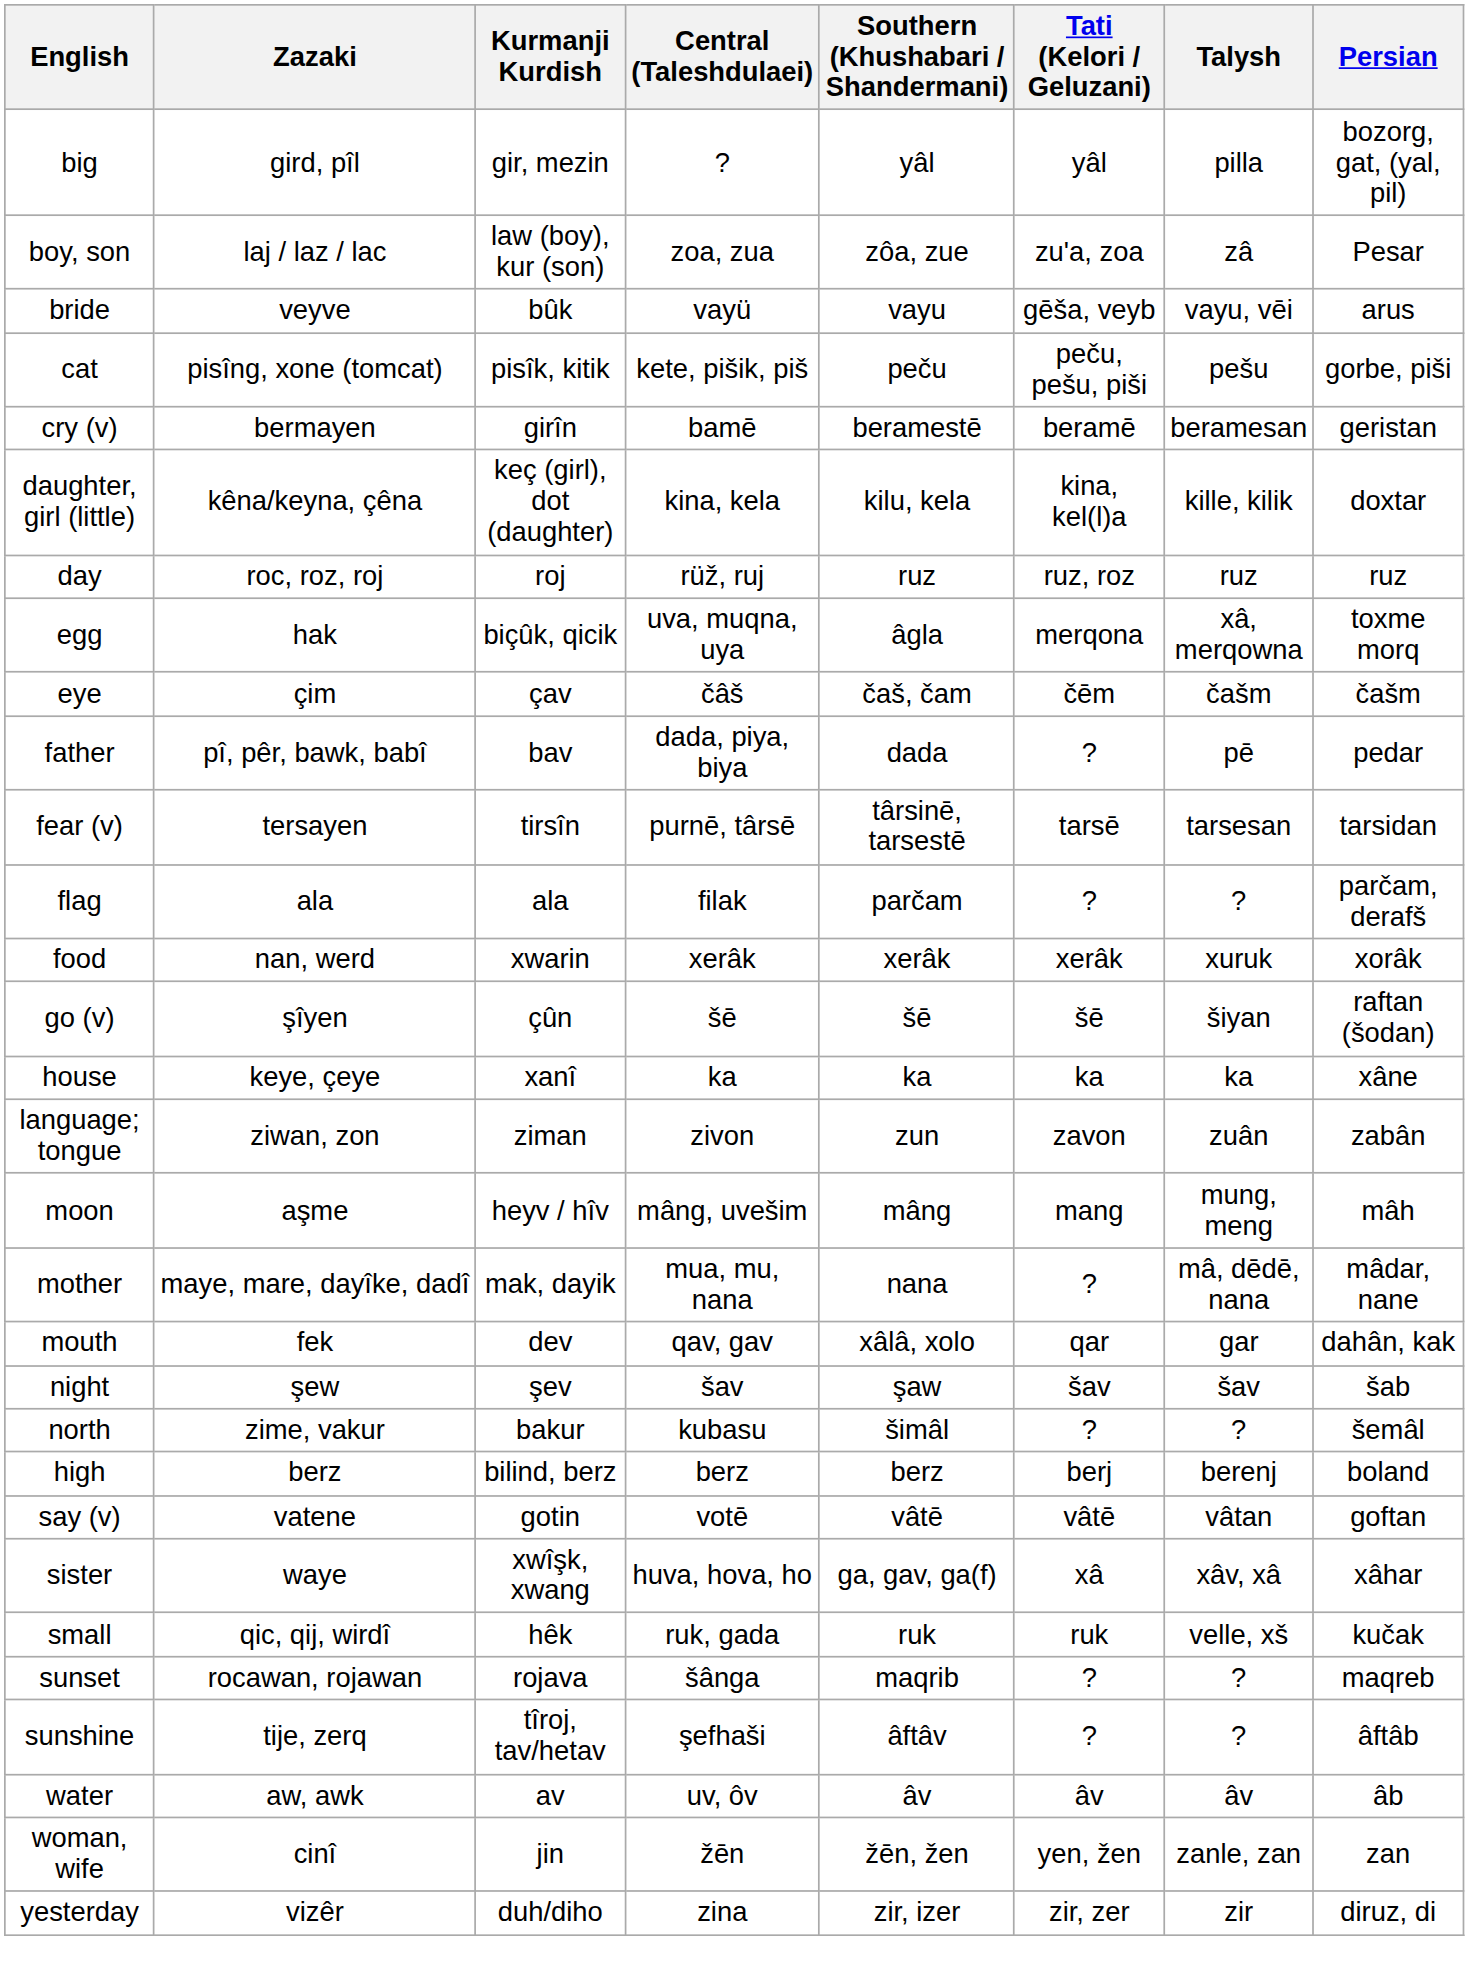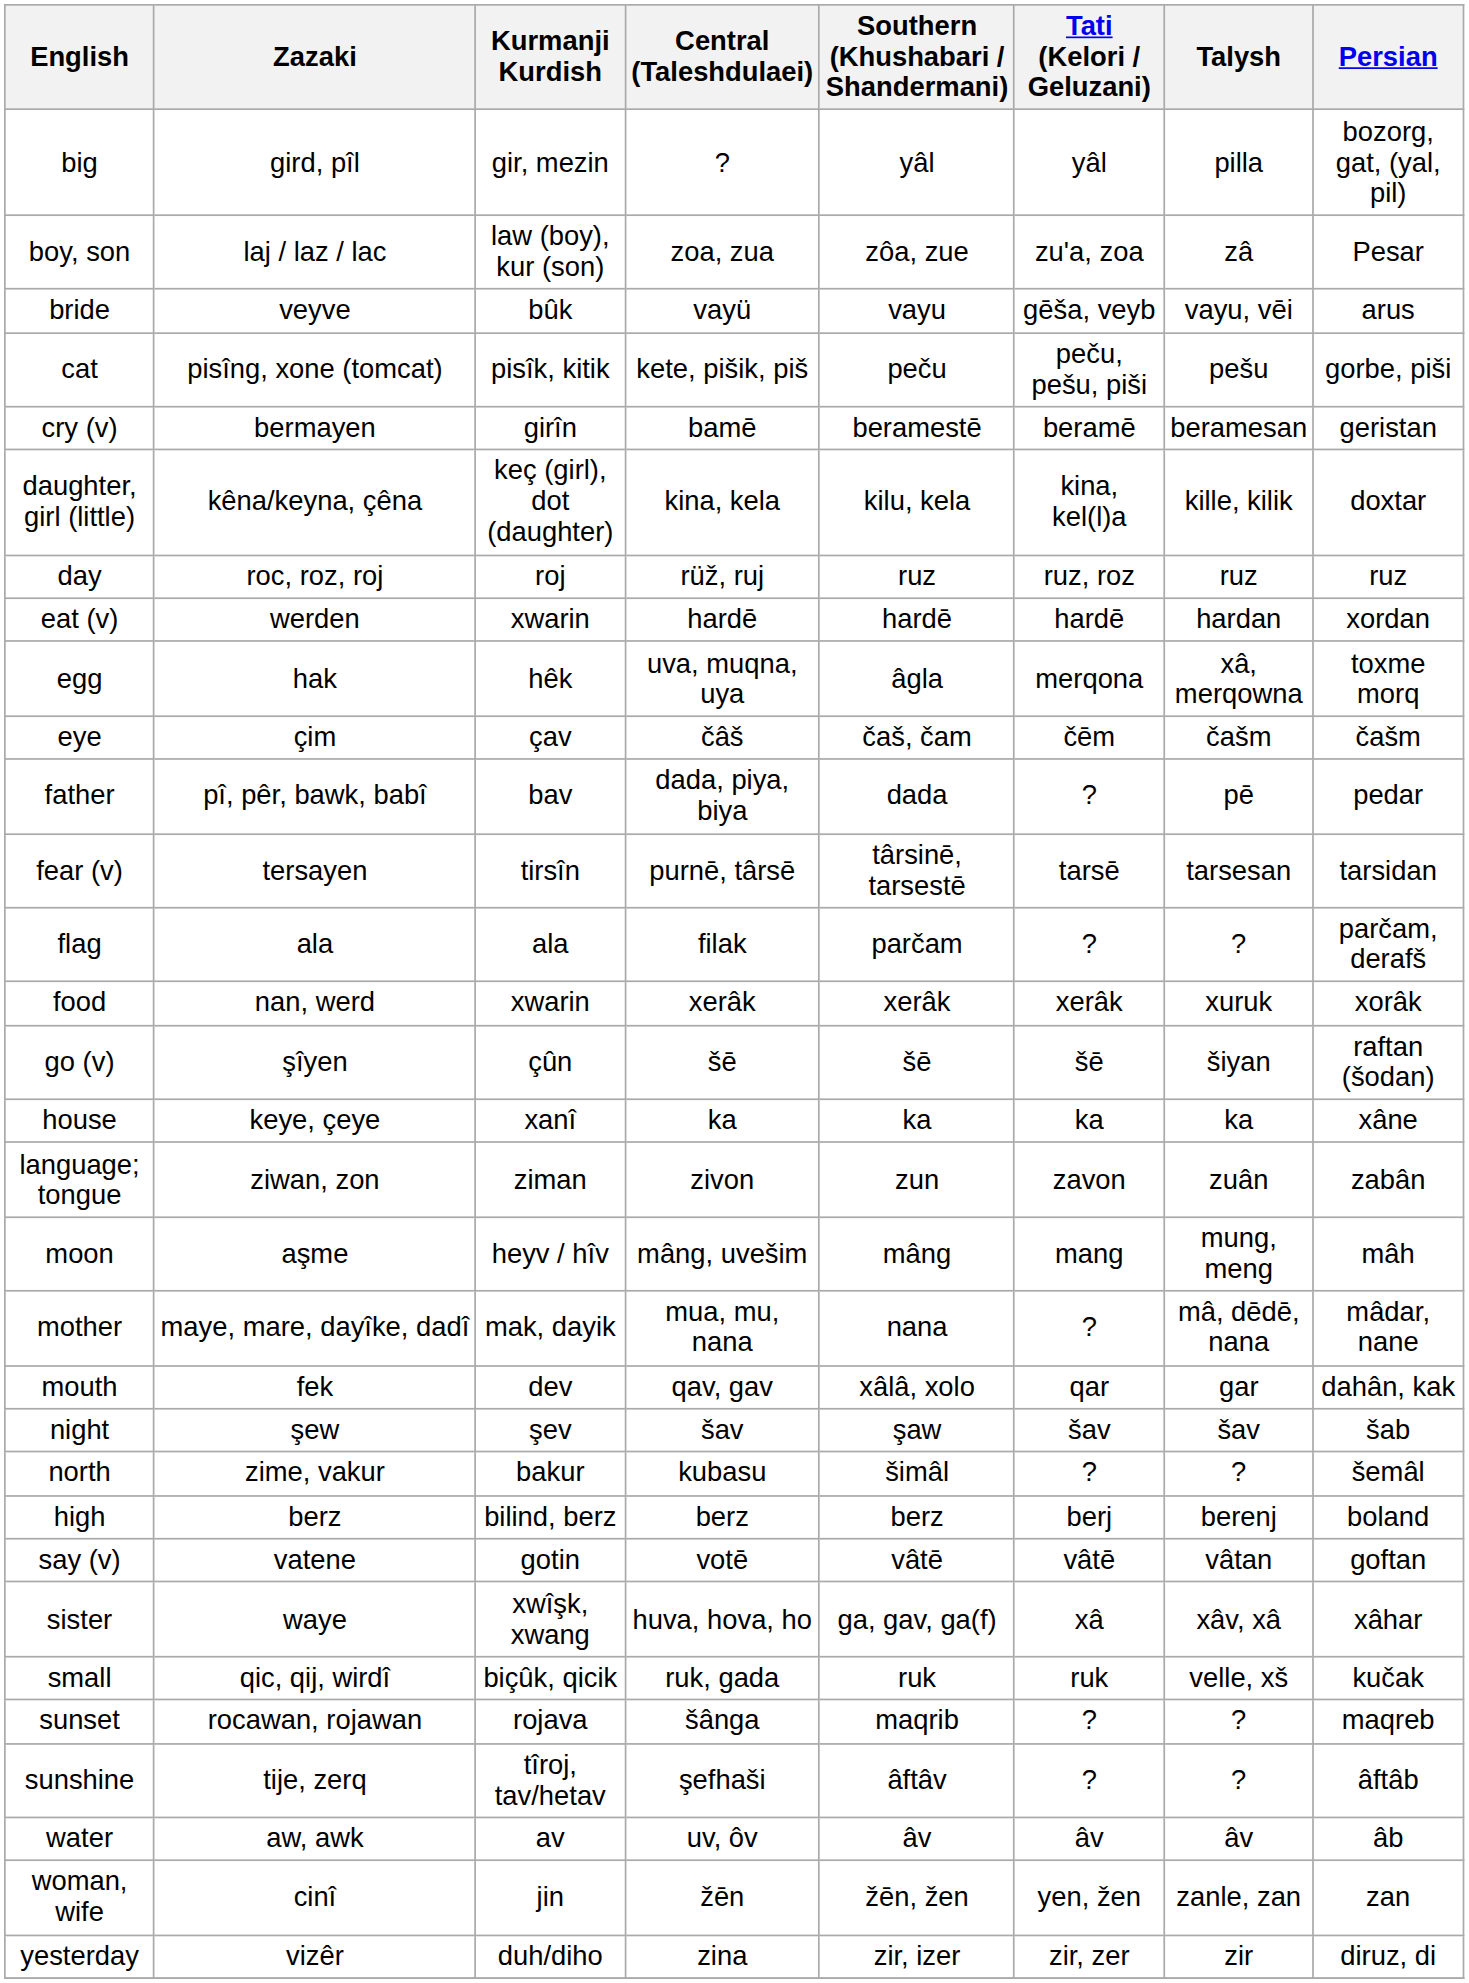+ row: (80, 619)
(550, 634) biçûk, qicik -> (550, 678) hêk
(550, 1634) hêk -> (550, 1677) biçûk, qicik
